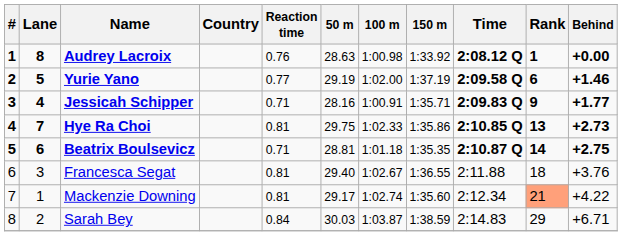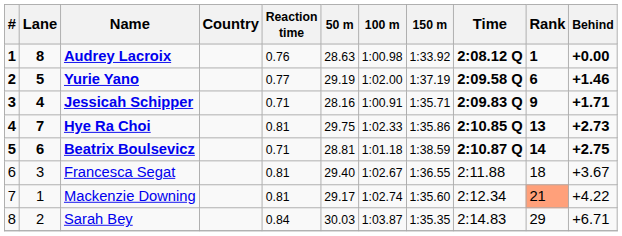(591, 102) +1.77 -> (591, 102) +1.71
(430, 150) 1:35.35 -> (430, 150) 1:38.59
(591, 172) +3.76 -> (591, 172) +3.67
(430, 220) 1:38.59 -> (430, 220) 1:35.35
